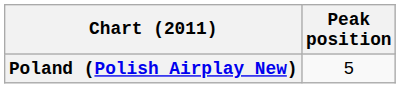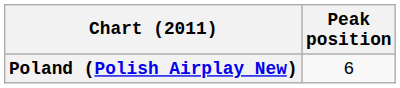(349, 69) 5 -> (349, 69) 6
